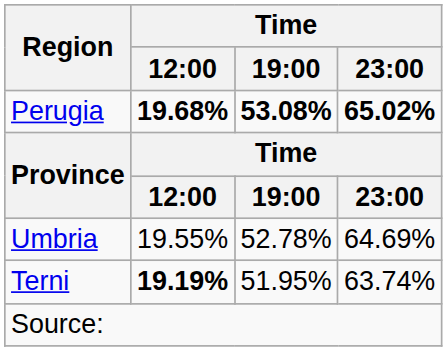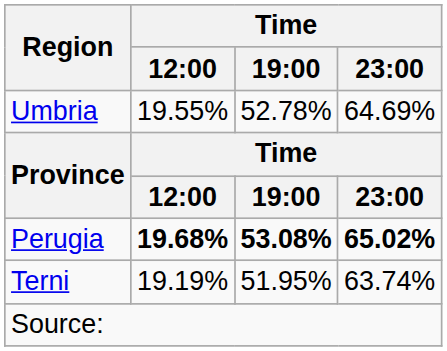rows swapped: (54, 238) <-> (57, 111)
(183, 281) bold -> (183, 281) normal
